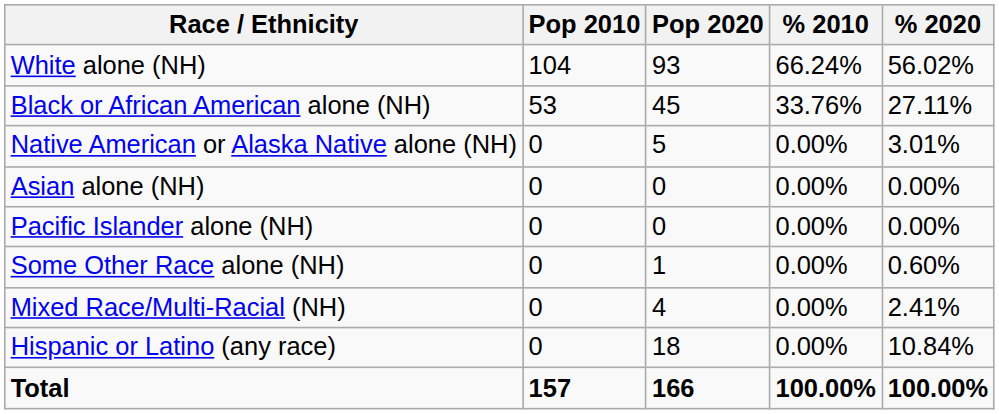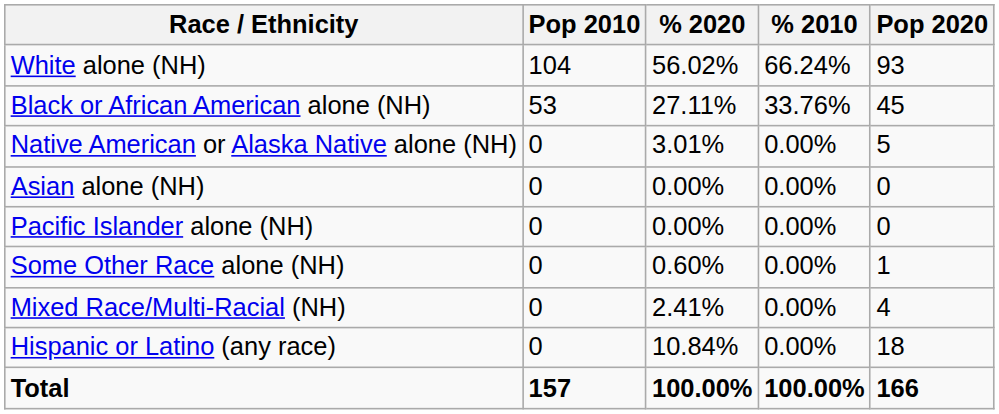columns swapped: (708, 24) <-> (938, 24)
